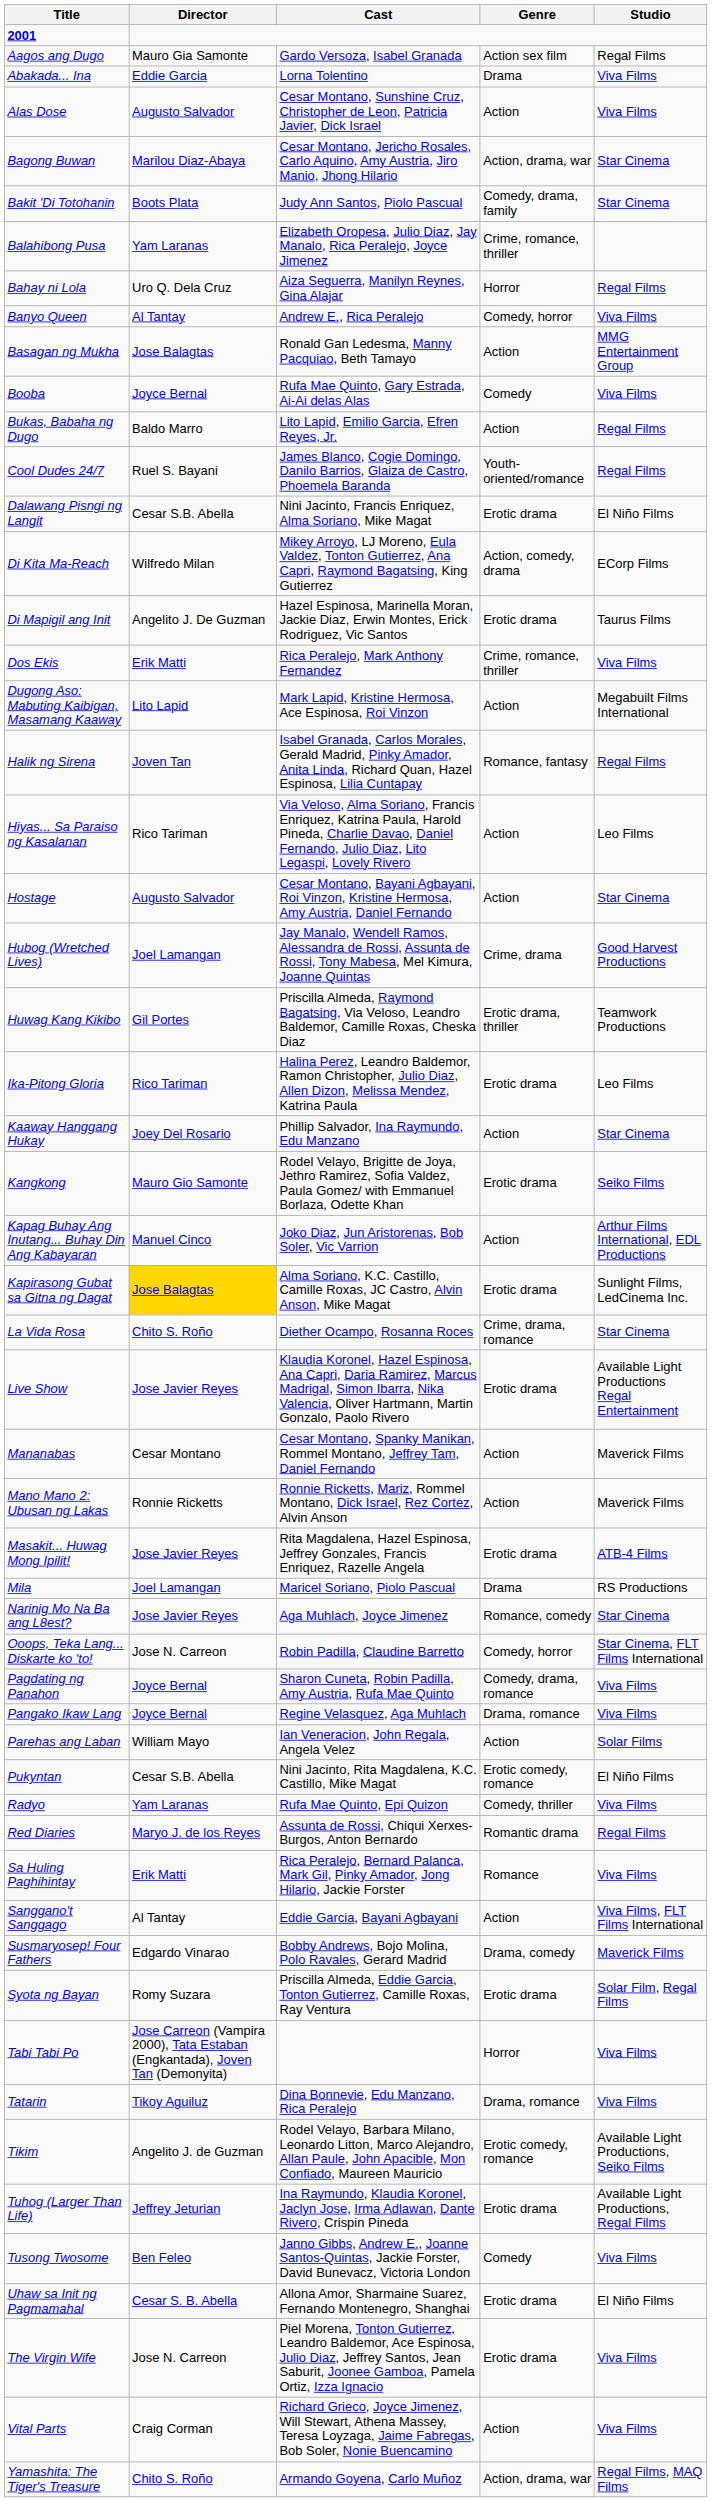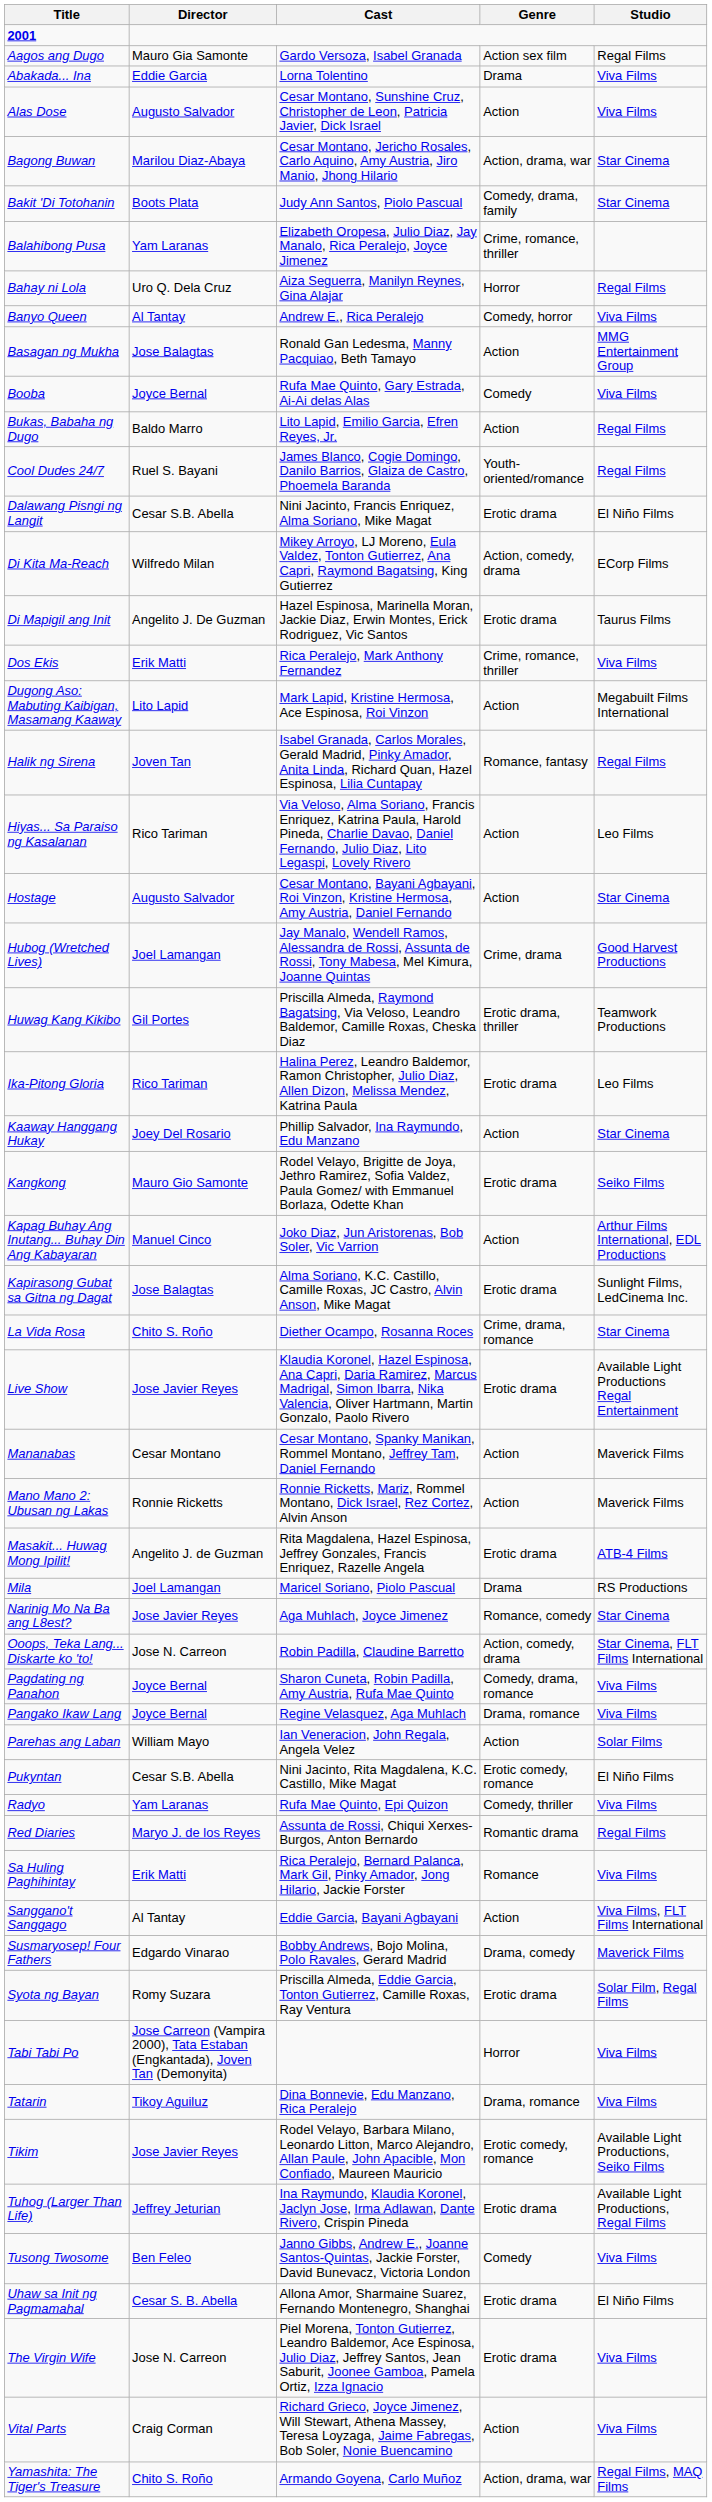(173, 1290) gold background -> (173, 1290) no background
(185, 1553) Jose Javier Reyes -> (198, 1553) Angelito J. de Guzman
(528, 1651) Comedy, horror -> (529, 1651) Action, comedy, drama
(198, 2151) Angelito J. de Guzman -> (185, 2151) Jose Javier Reyes
